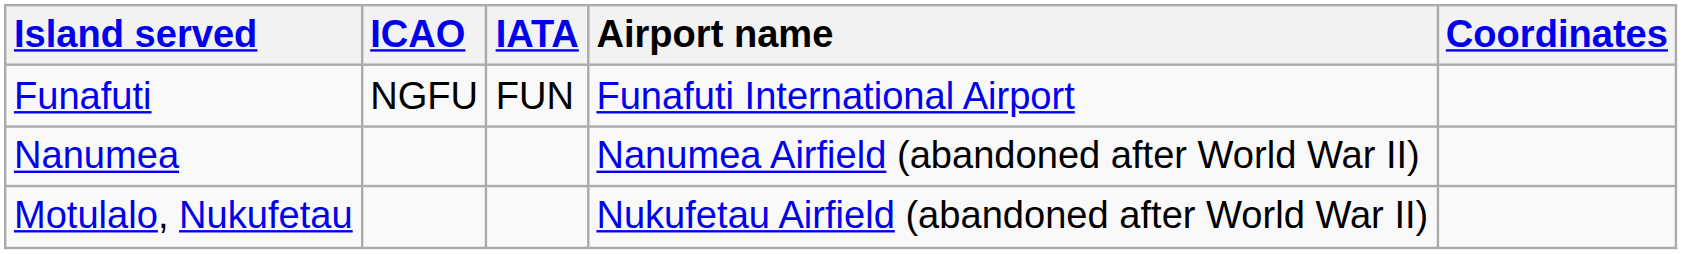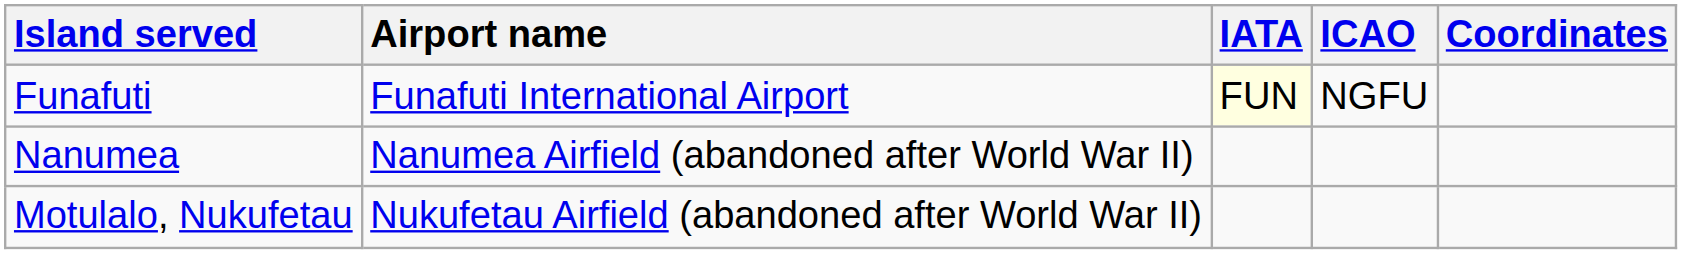columns swapped: (418, 34) <-> (715, 34)
(535, 95) no background -> (1259, 95) lightyellow background
